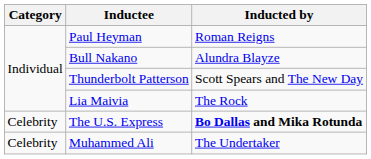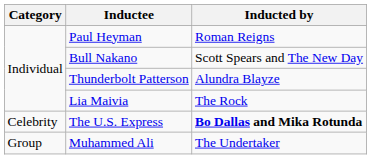(237, 57) Alundra Blayze -> (279, 57) Scott Spears and The New Day
(279, 79) Scott Spears and The New Day -> (237, 79) Alundra Blayze
(33, 143) Celebrity -> (25, 143) Group
